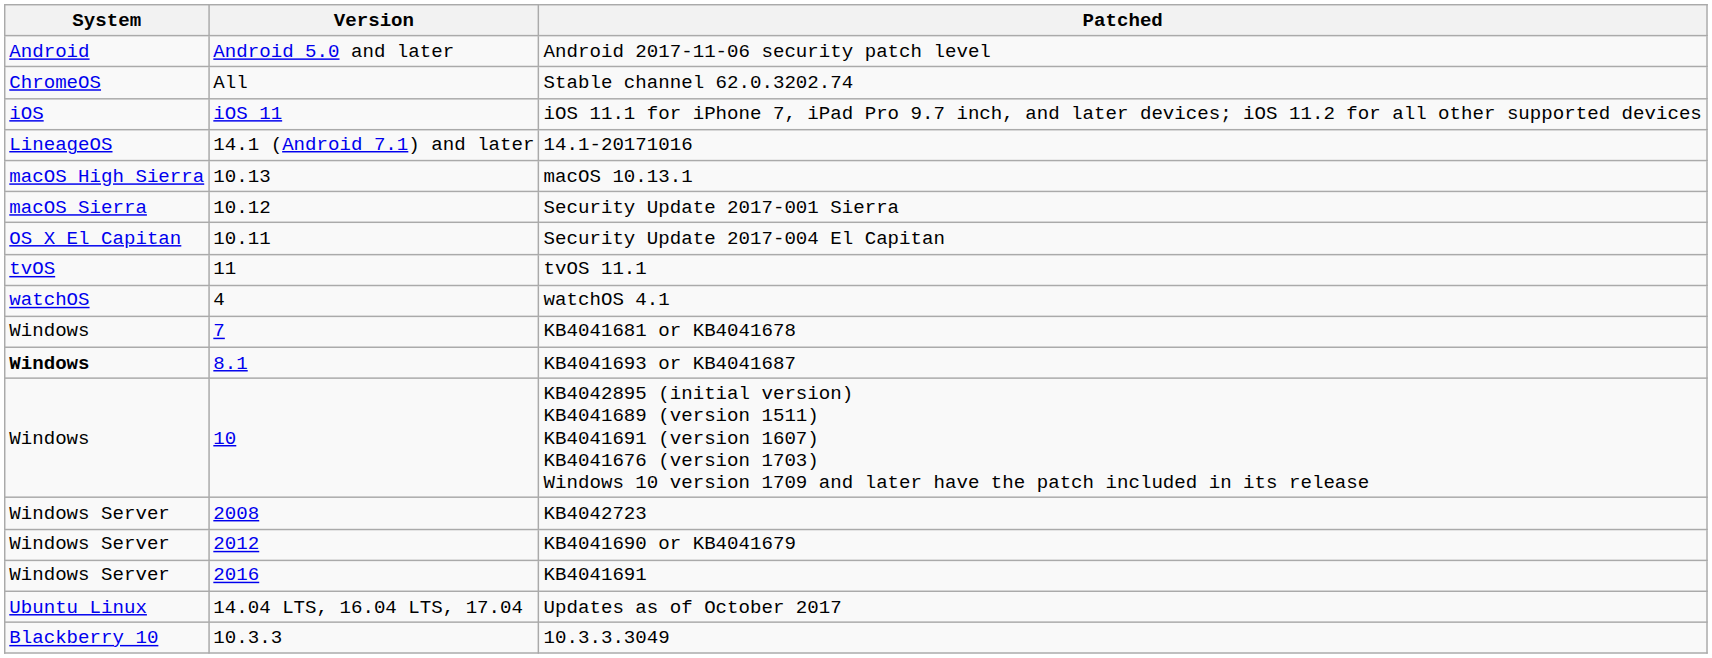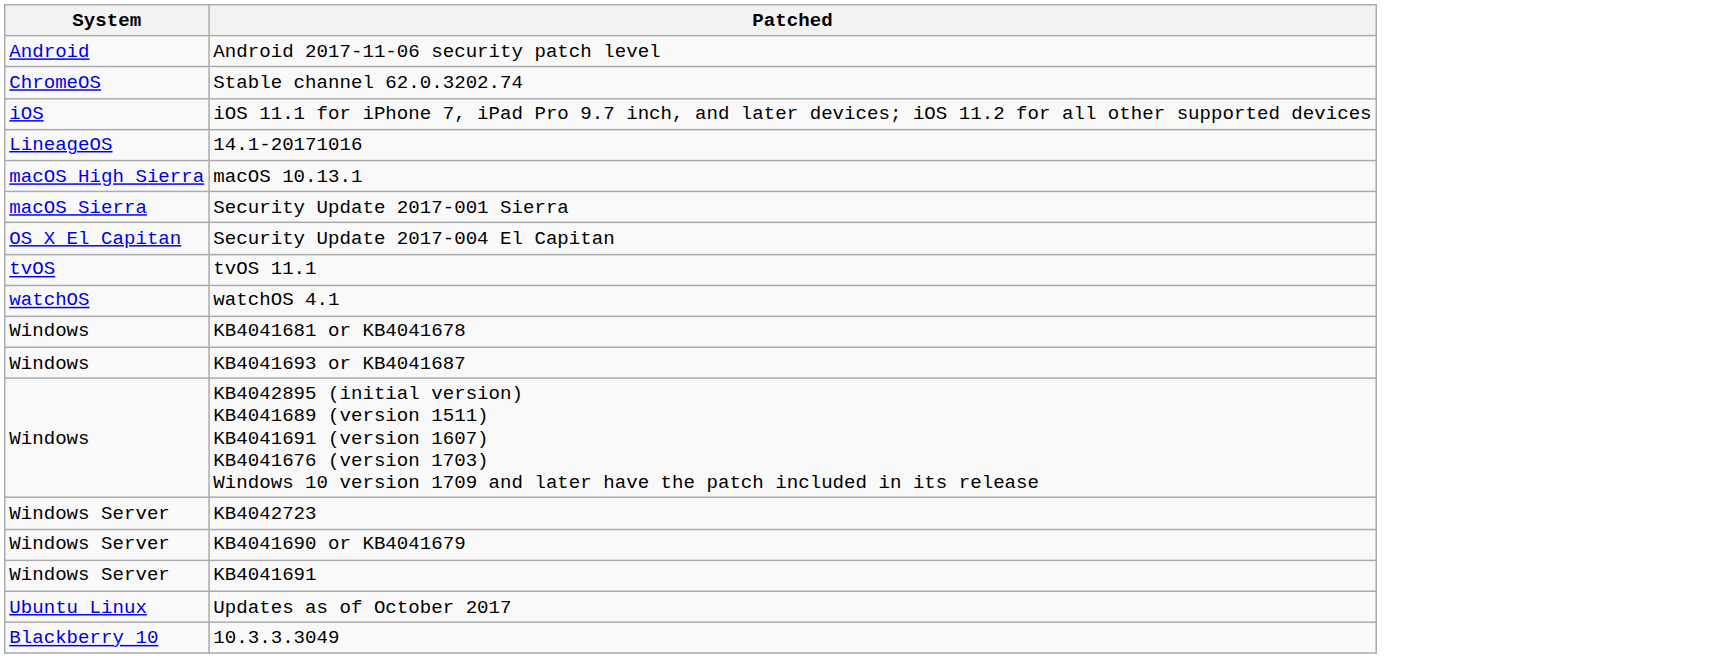- column: (374, 20)
(49, 363) bold -> (49, 363) normal
